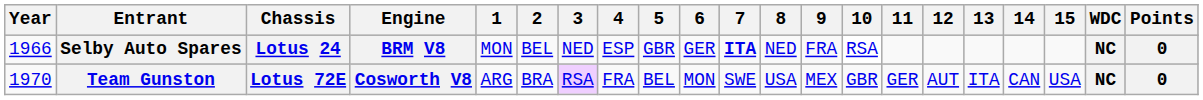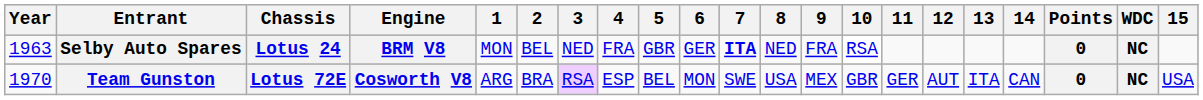columns swapped: (1065, 19) <-> (1162, 19)
(30, 49) 1966 -> (30, 49) 1963
(618, 49) ESP -> (618, 49) FRA
(618, 79) FRA -> (618, 79) ESP
